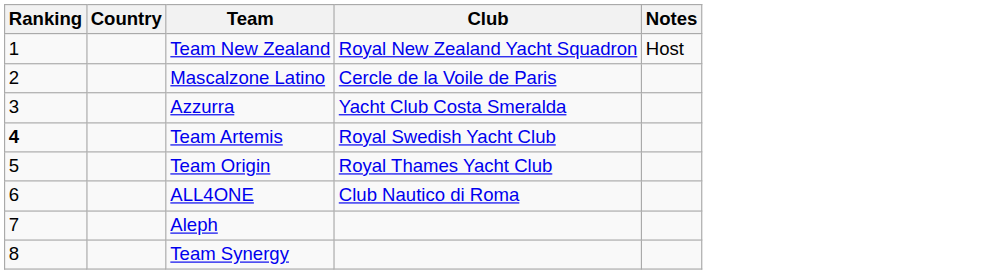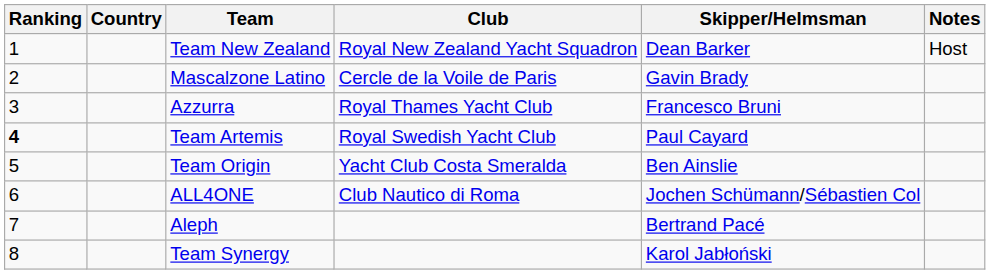+ column: (783, 19)
(453, 107) Yacht Club Costa Smeralda -> (446, 107) Royal Thames Yacht Club
(446, 166) Royal Thames Yacht Club -> (453, 166) Yacht Club Costa Smeralda
